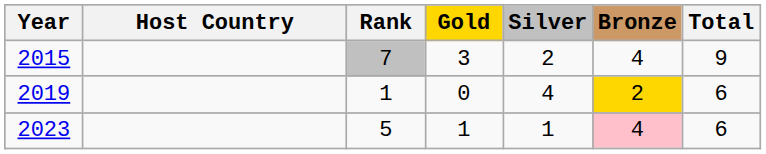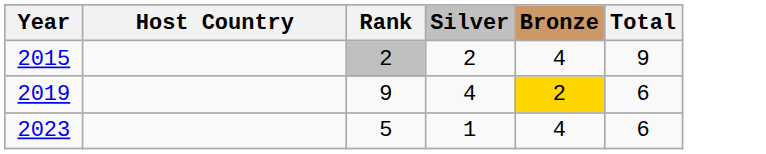- column: (464, 23)
(386, 59) 7 -> (386, 59) 2
(386, 94) 1 -> (386, 94) 9
(637, 130) pink background -> (559, 130) no background
